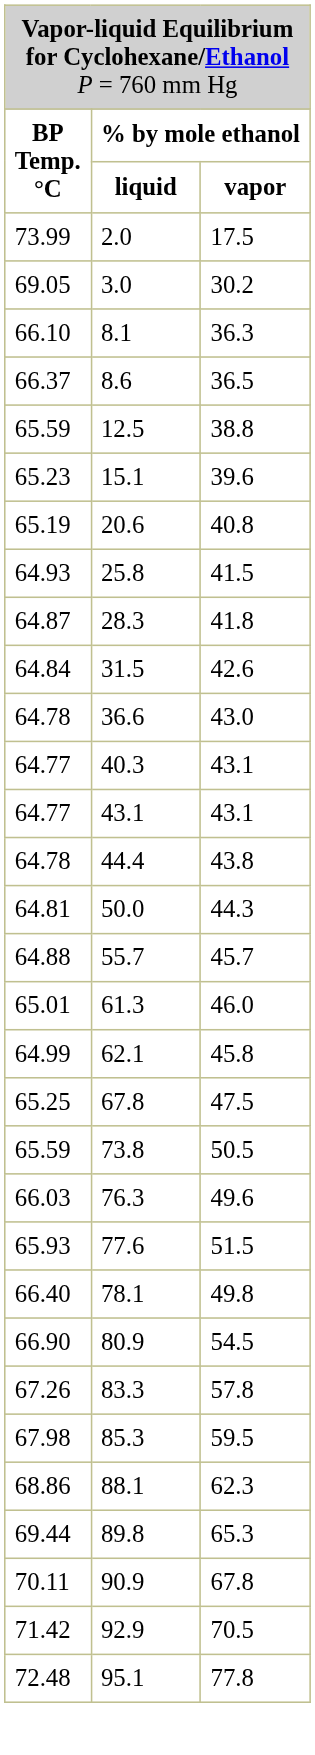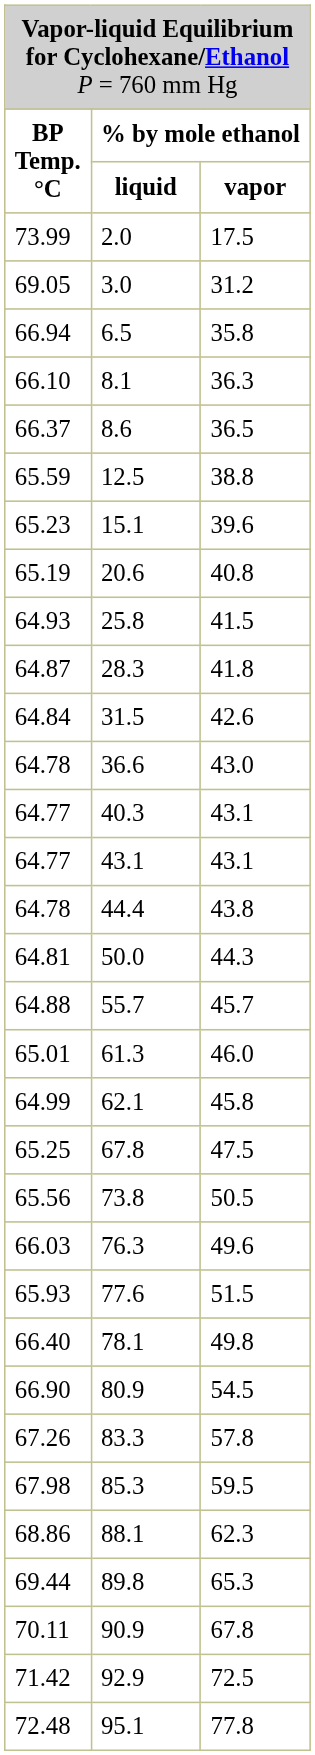(232, 284) 30.2 -> (232, 284) 31.2
+ row: (116, 332)
(43, 1149) 65.59 -> (43, 1197) 65.56
(232, 1630) 70.5 -> (232, 1678) 72.5
